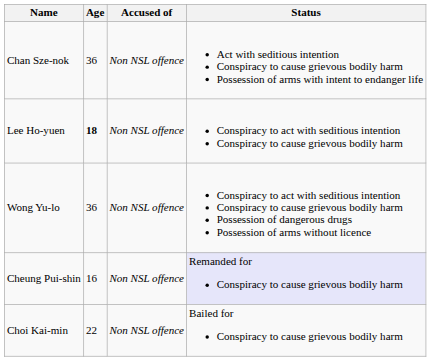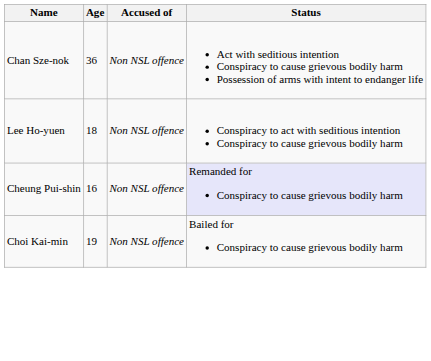(91, 131) bold -> (91, 131) normal
- row: (33, 207)
(91, 330) 22 -> (91, 241) 19
